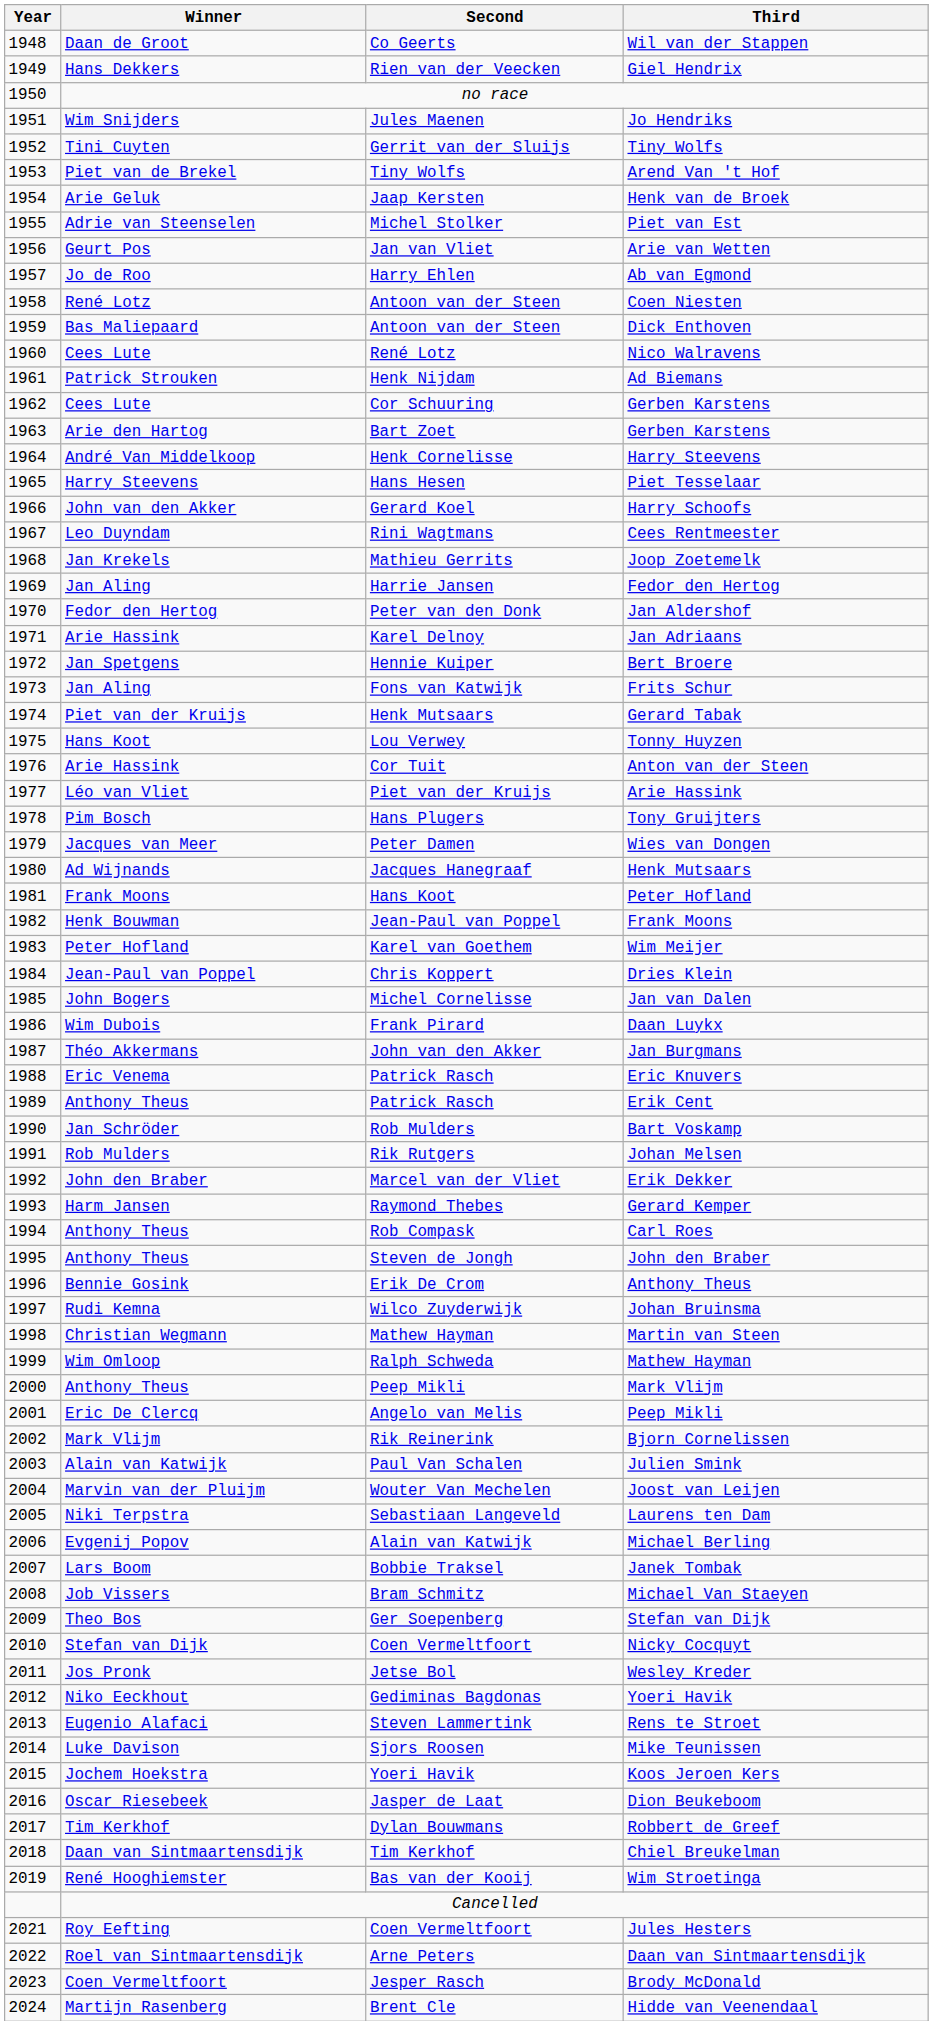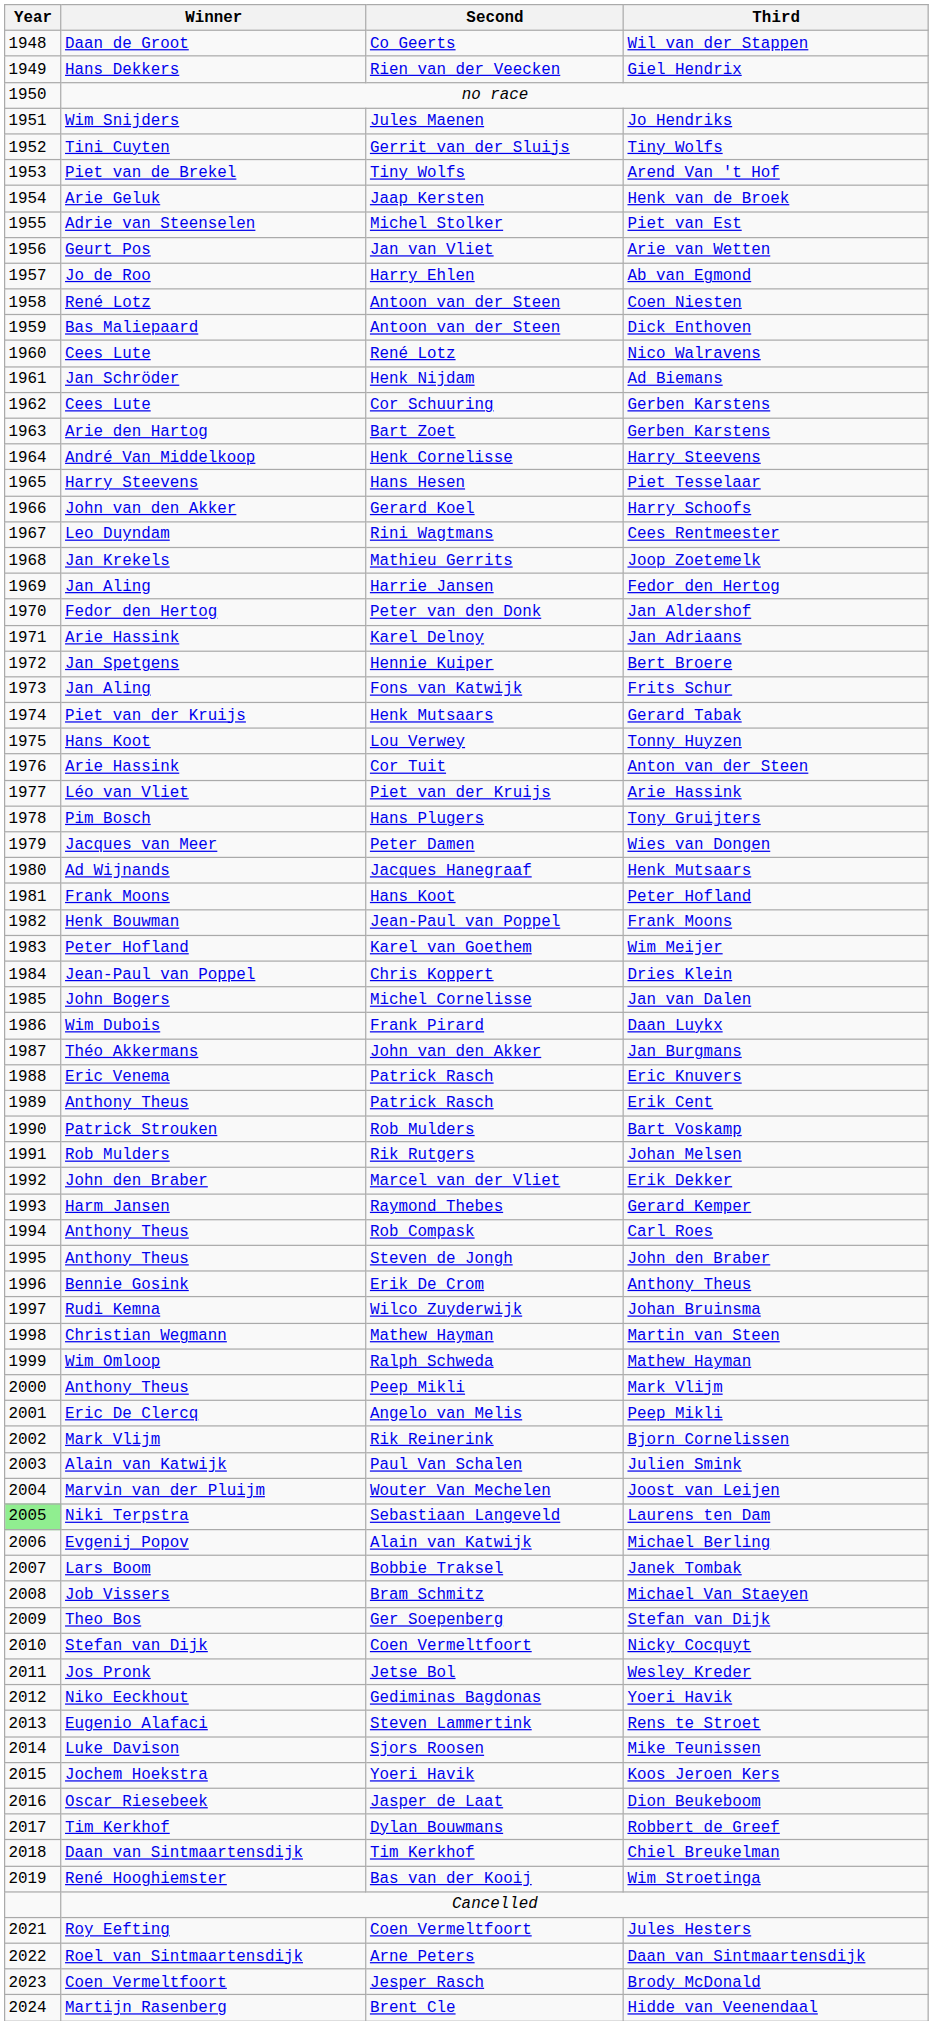(141, 379) Patrick Strouken -> (122, 379) Jan Schröder
(122, 1129) Jan Schröder -> (141, 1129) Patrick Strouken
(27, 1517) no background -> (27, 1517) lightgreen background
